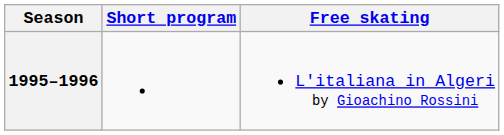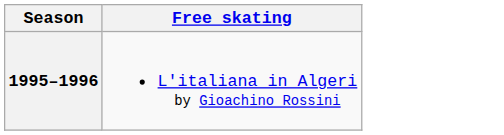- column: (171, 18)
